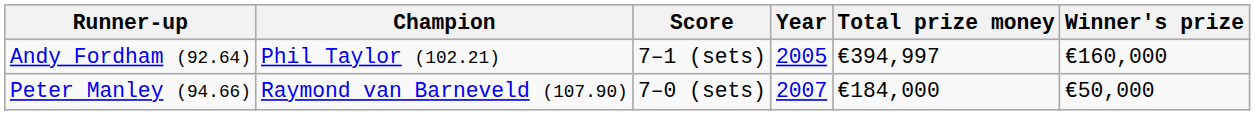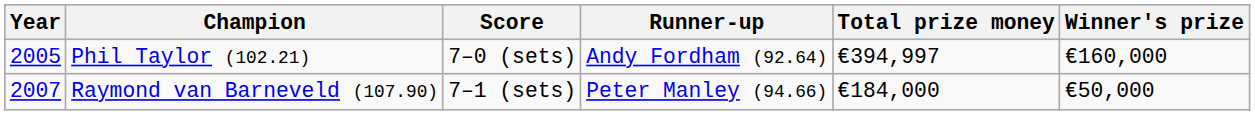columns swapped: (802, 22) <-> (130, 22)
(702, 57) 7–1 (sets) -> (512, 57) 7–0 (sets)
(702, 92) 7–0 (sets) -> (512, 92) 7–1 (sets)
